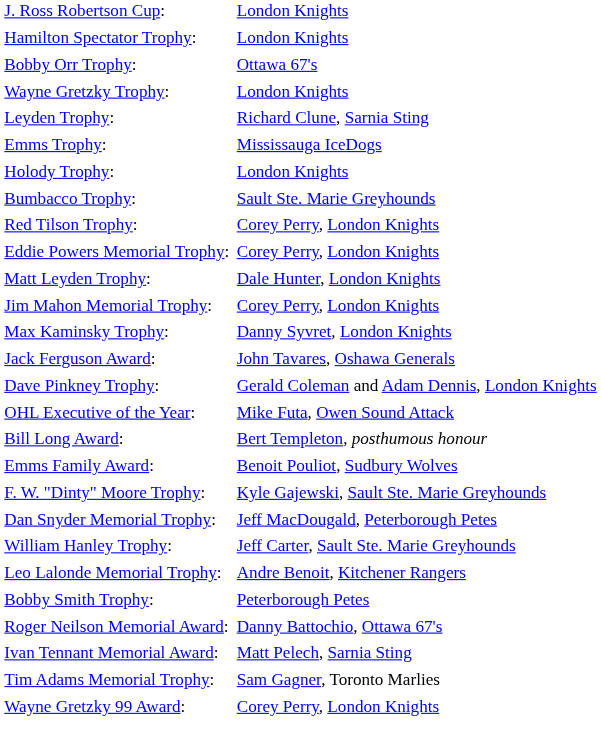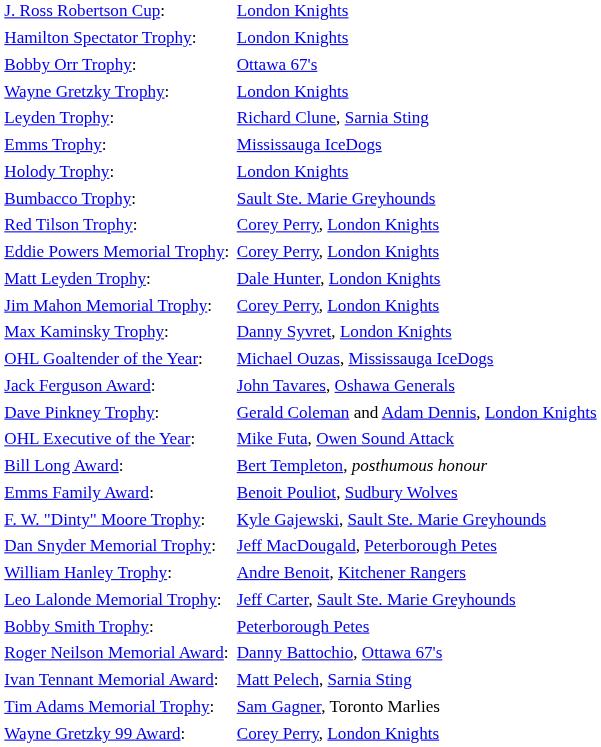+ row: (104, 358)
(376, 545) Jeff Carter, Sault Ste. Marie Greyhounds -> (351, 572) Andre Benoit, Kitchener Rangers
(351, 572) Andre Benoit, Kitchener Rangers -> (376, 599) Jeff Carter, Sault Ste. Marie Greyhounds
